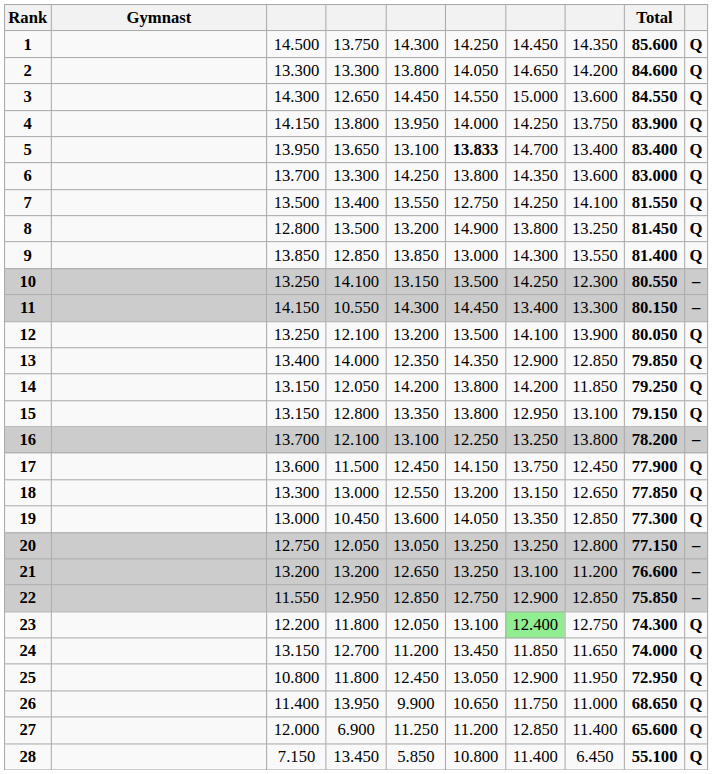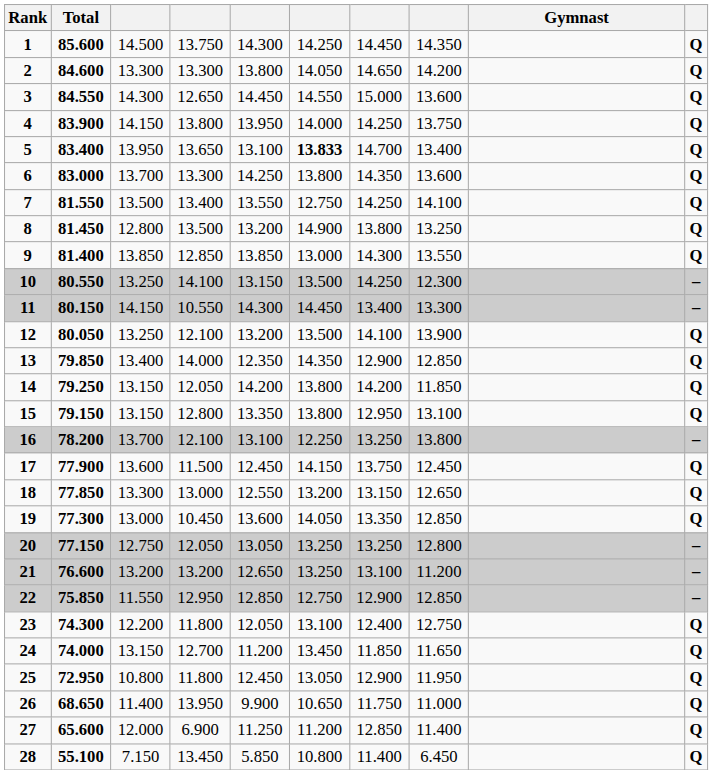columns swapped: (159, 17) <-> (655, 17)
(535, 624) lightgreen background -> (379, 624) no background
